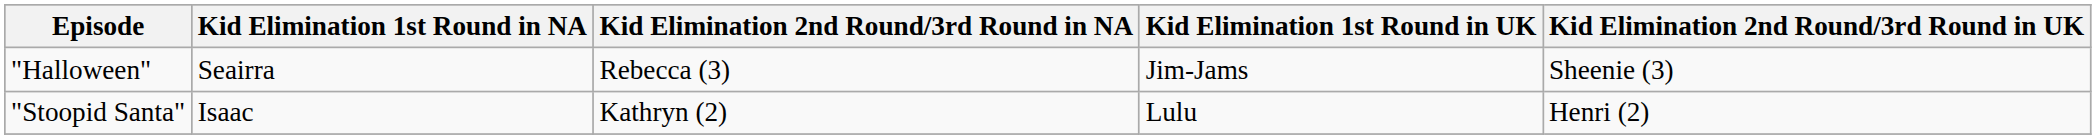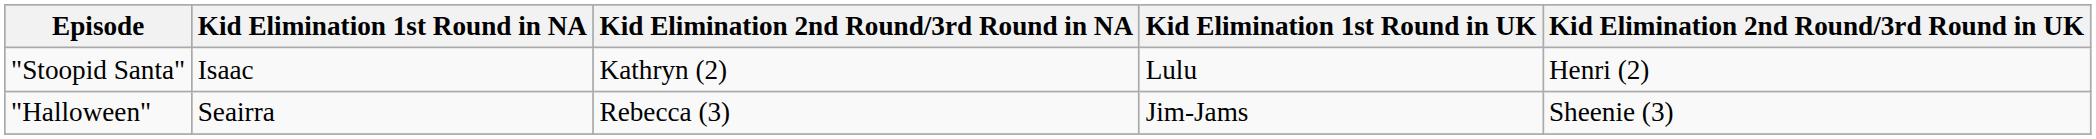rows swapped: (81, 69) <-> (98, 112)
